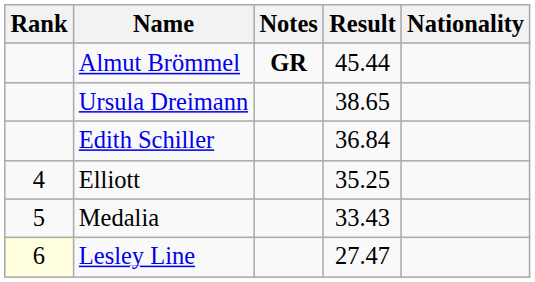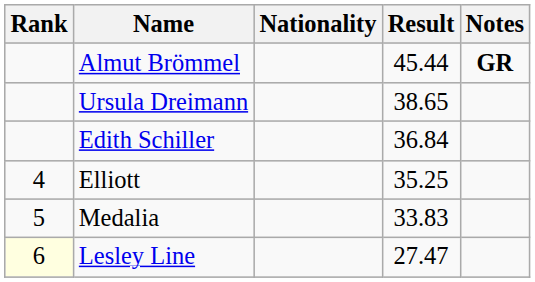columns swapped: (466, 23) <-> (289, 23)
(362, 218) 33.43 -> (421, 218) 33.83
